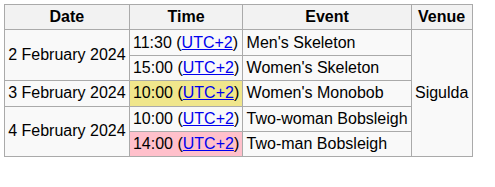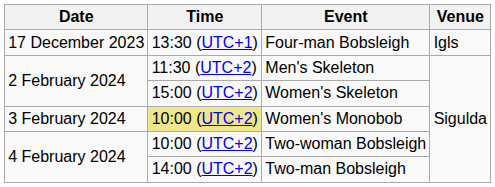+ row: (337, 42)
(186, 144) pink background -> (205, 169) no background
